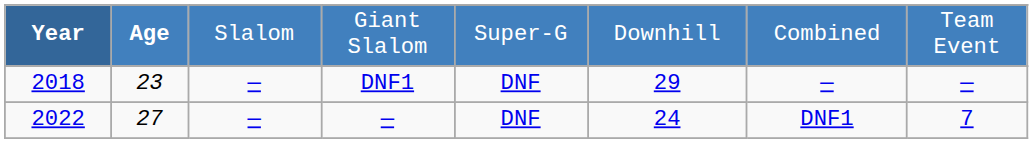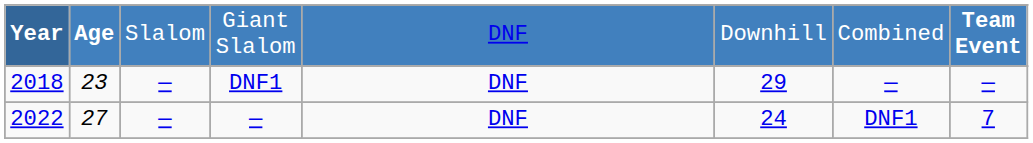(521, 36) Super-G -> (508, 36) DNF
(967, 36) normal -> (988, 36) bold
